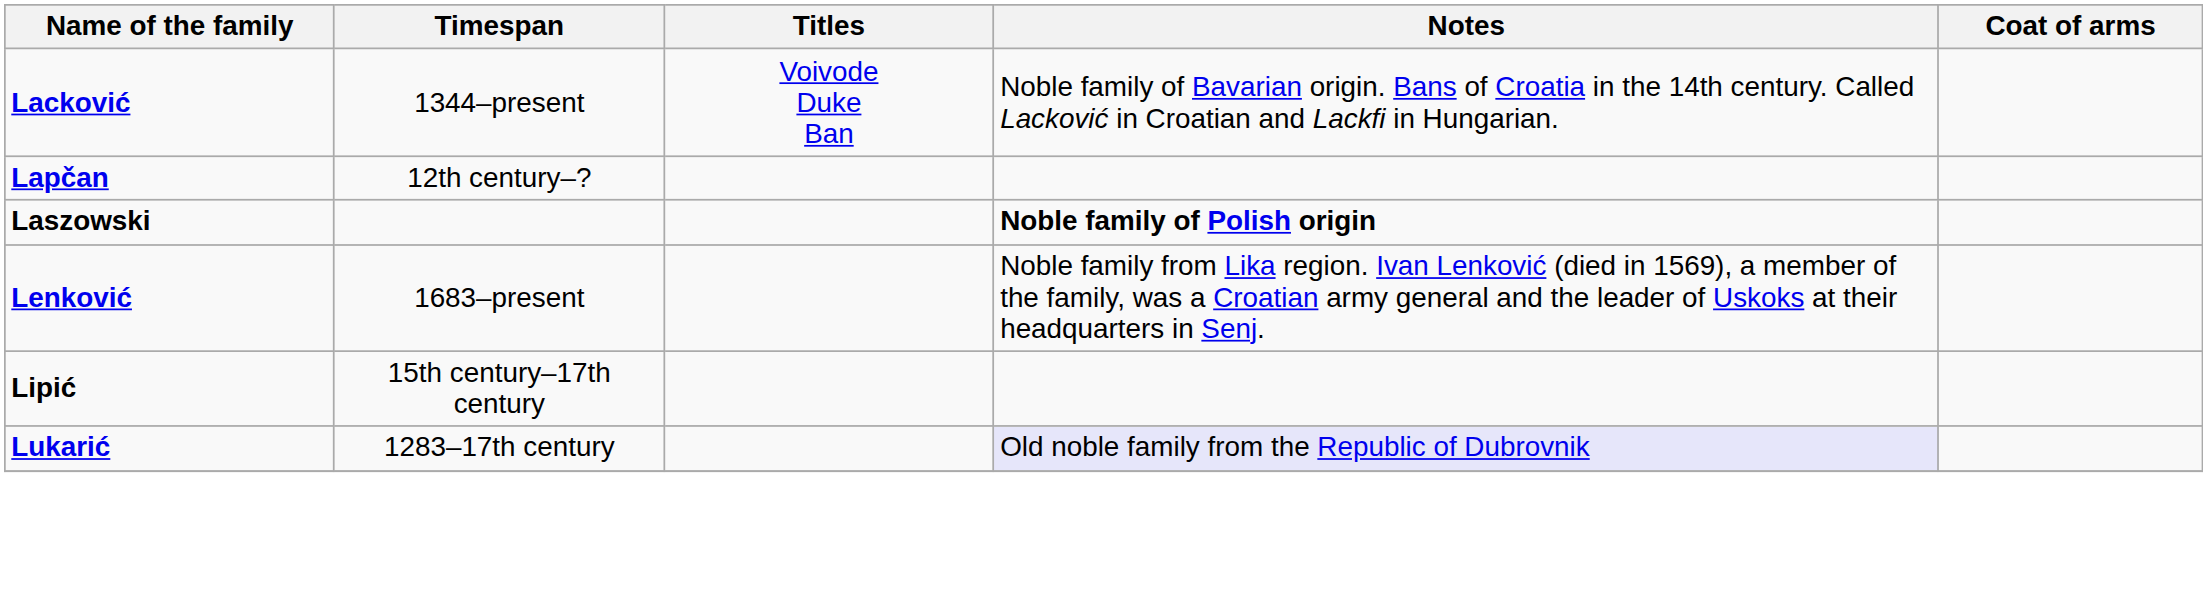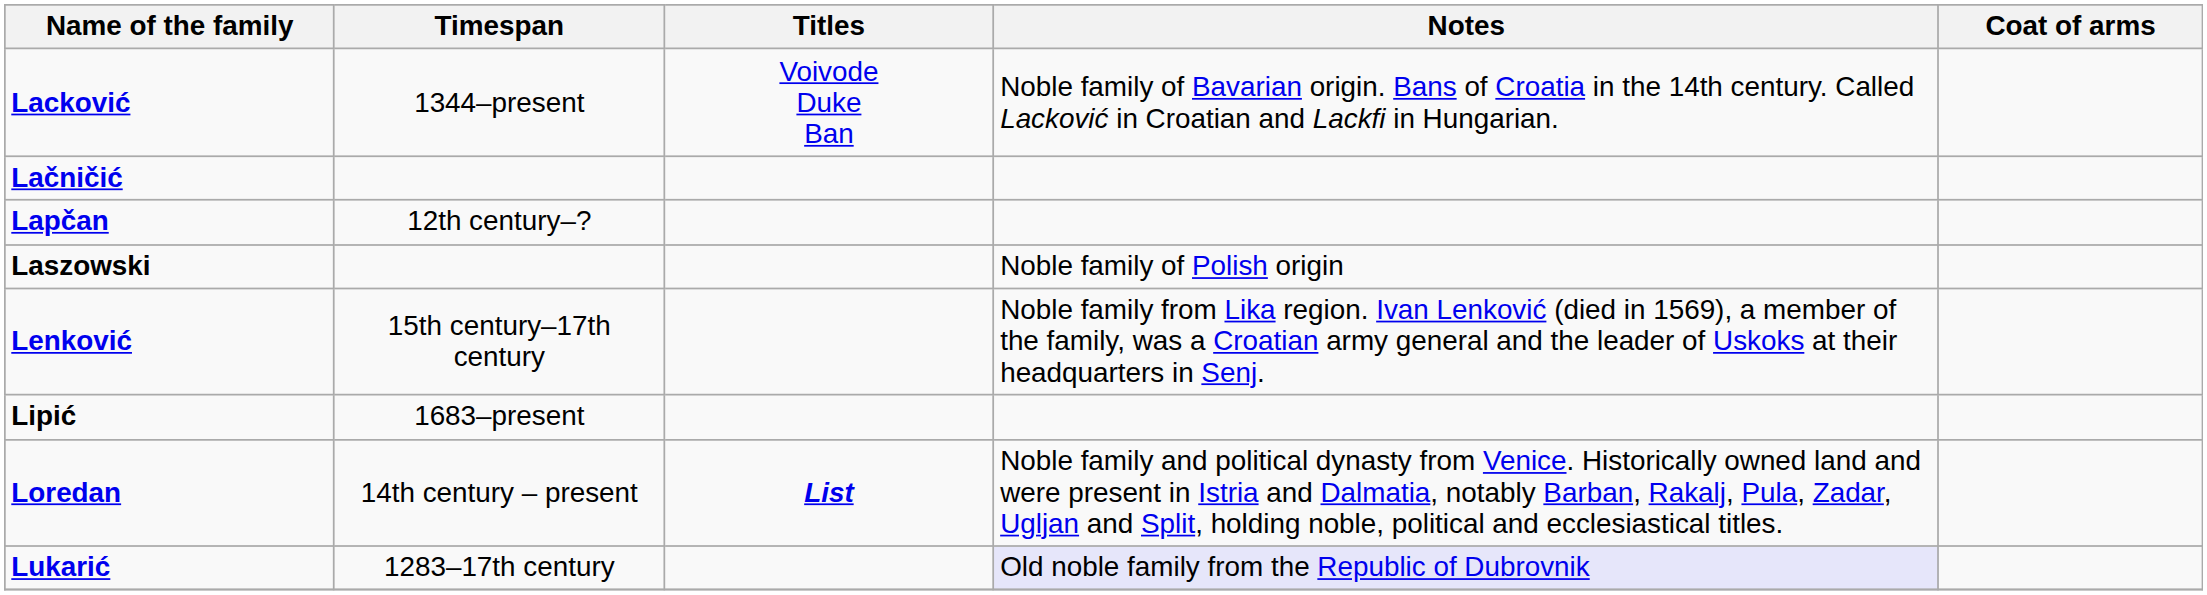+ row: (67, 177)
(1188, 221) bold -> (1172, 265) normal
(499, 297) 1683–present -> (499, 341) 15th century–17th century
(499, 388) 15th century–17th century -> (499, 416) 1683–present
+ row: (66, 492)
